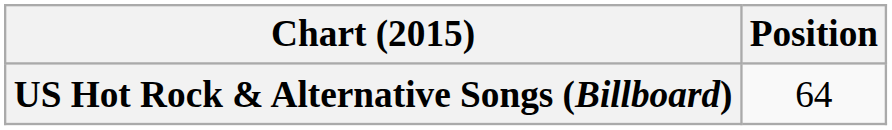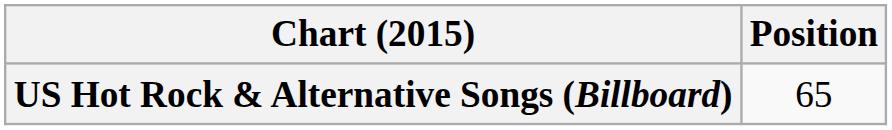(814, 93) 64 -> (814, 93) 65
